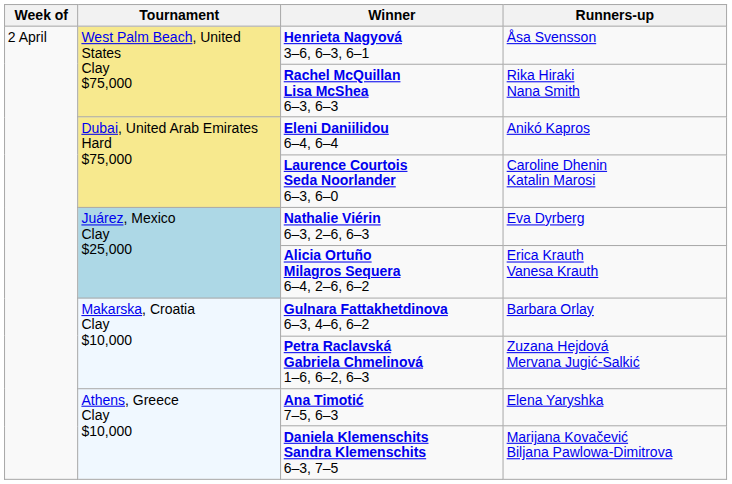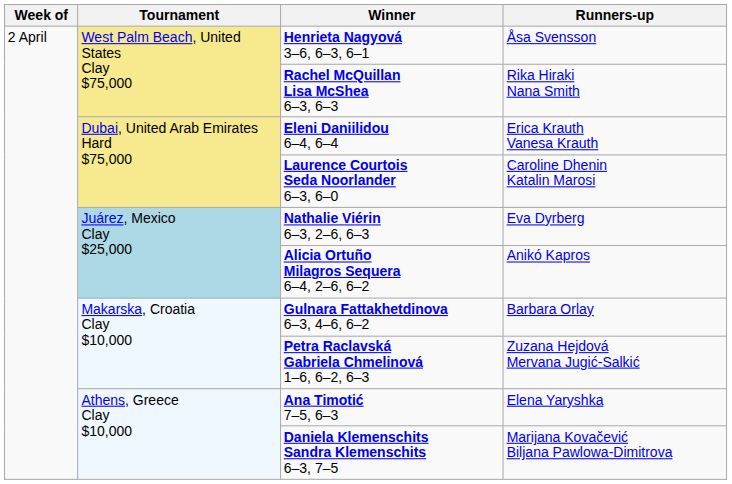(548, 128) Anikó Kapros -> (552, 135) Erica Krauth Vanesa Krauth
(552, 264) Erica Krauth Vanesa Krauth -> (548, 256) Anikó Kapros
